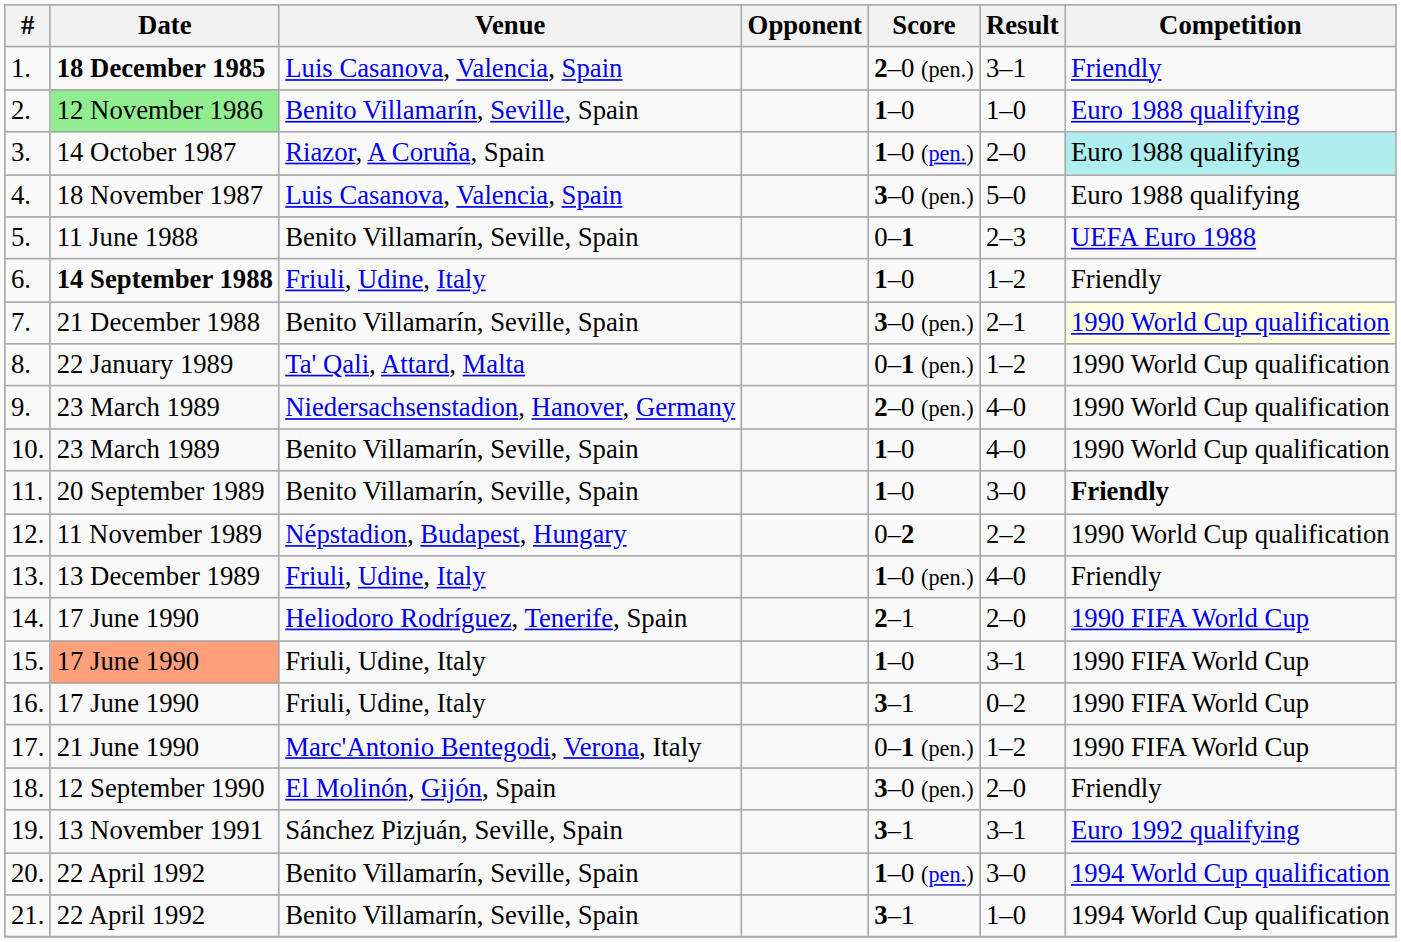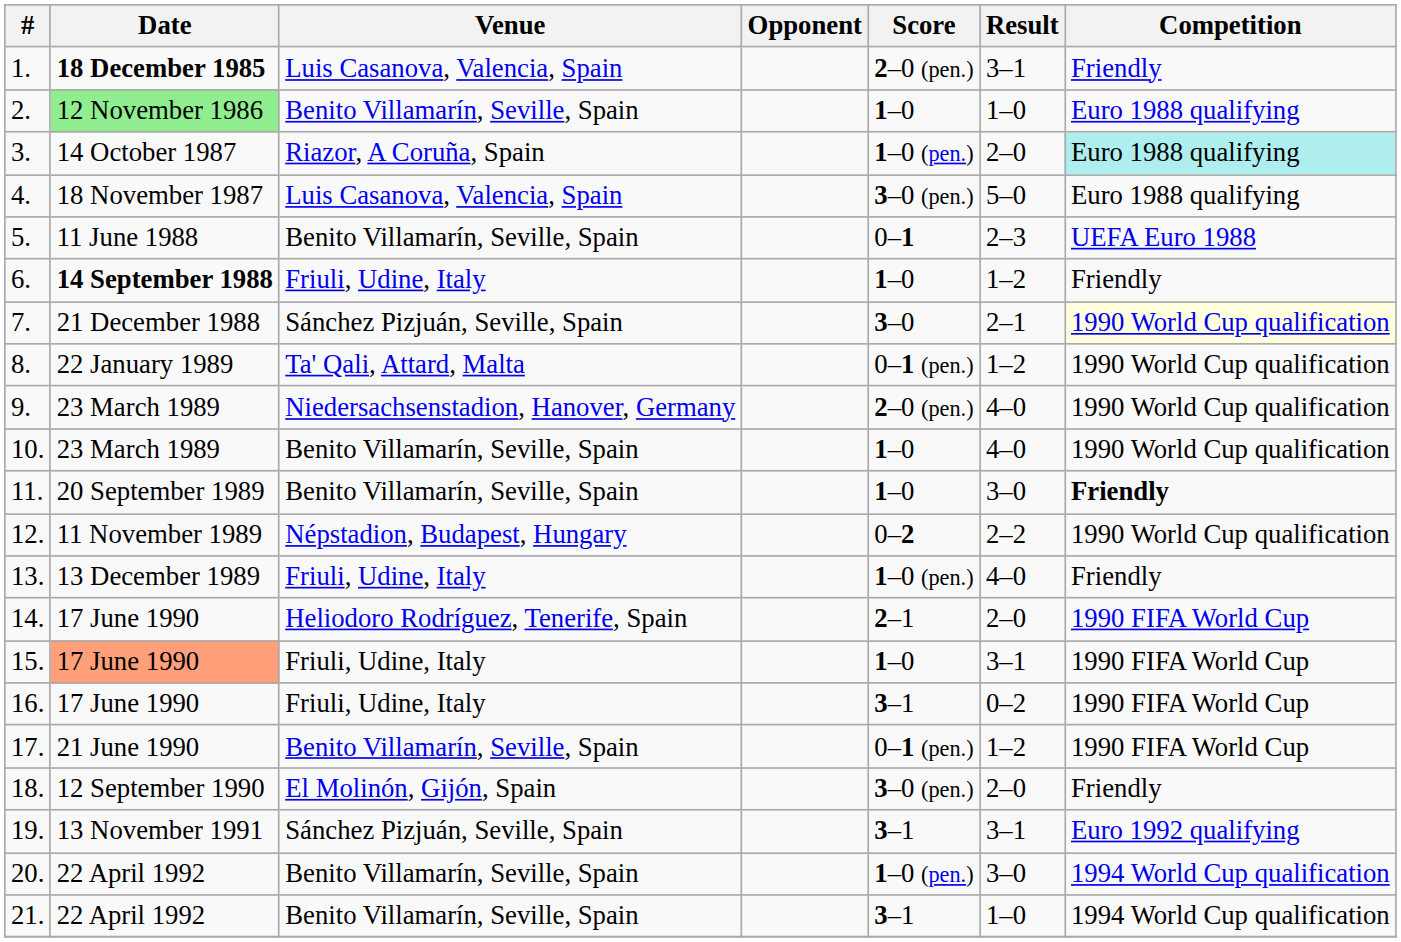(462, 322) Benito Villamarín, Seville, Spain -> (454, 322) Sánchez Pizjuán, Seville, Spain
(924, 322) 3–0 (pen.) -> (894, 322) 3–0
(493, 746) Marc'Antonio Bentegodi, Verona, Italy -> (462, 746) Benito Villamarín, Seville, Spain
